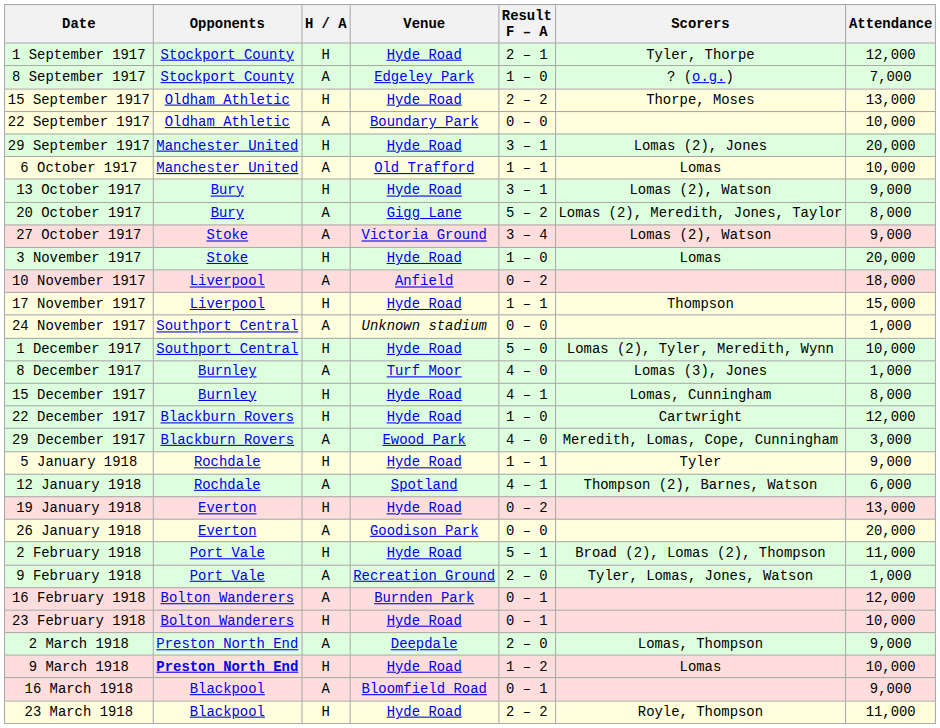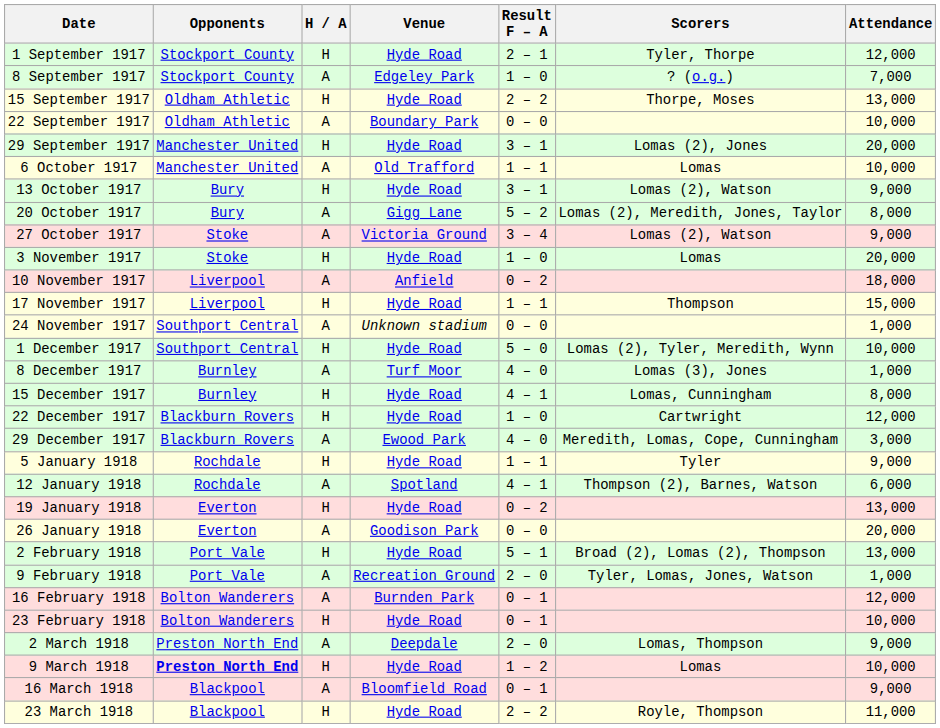(891, 553) 11,000 -> (891, 553) 13,000
